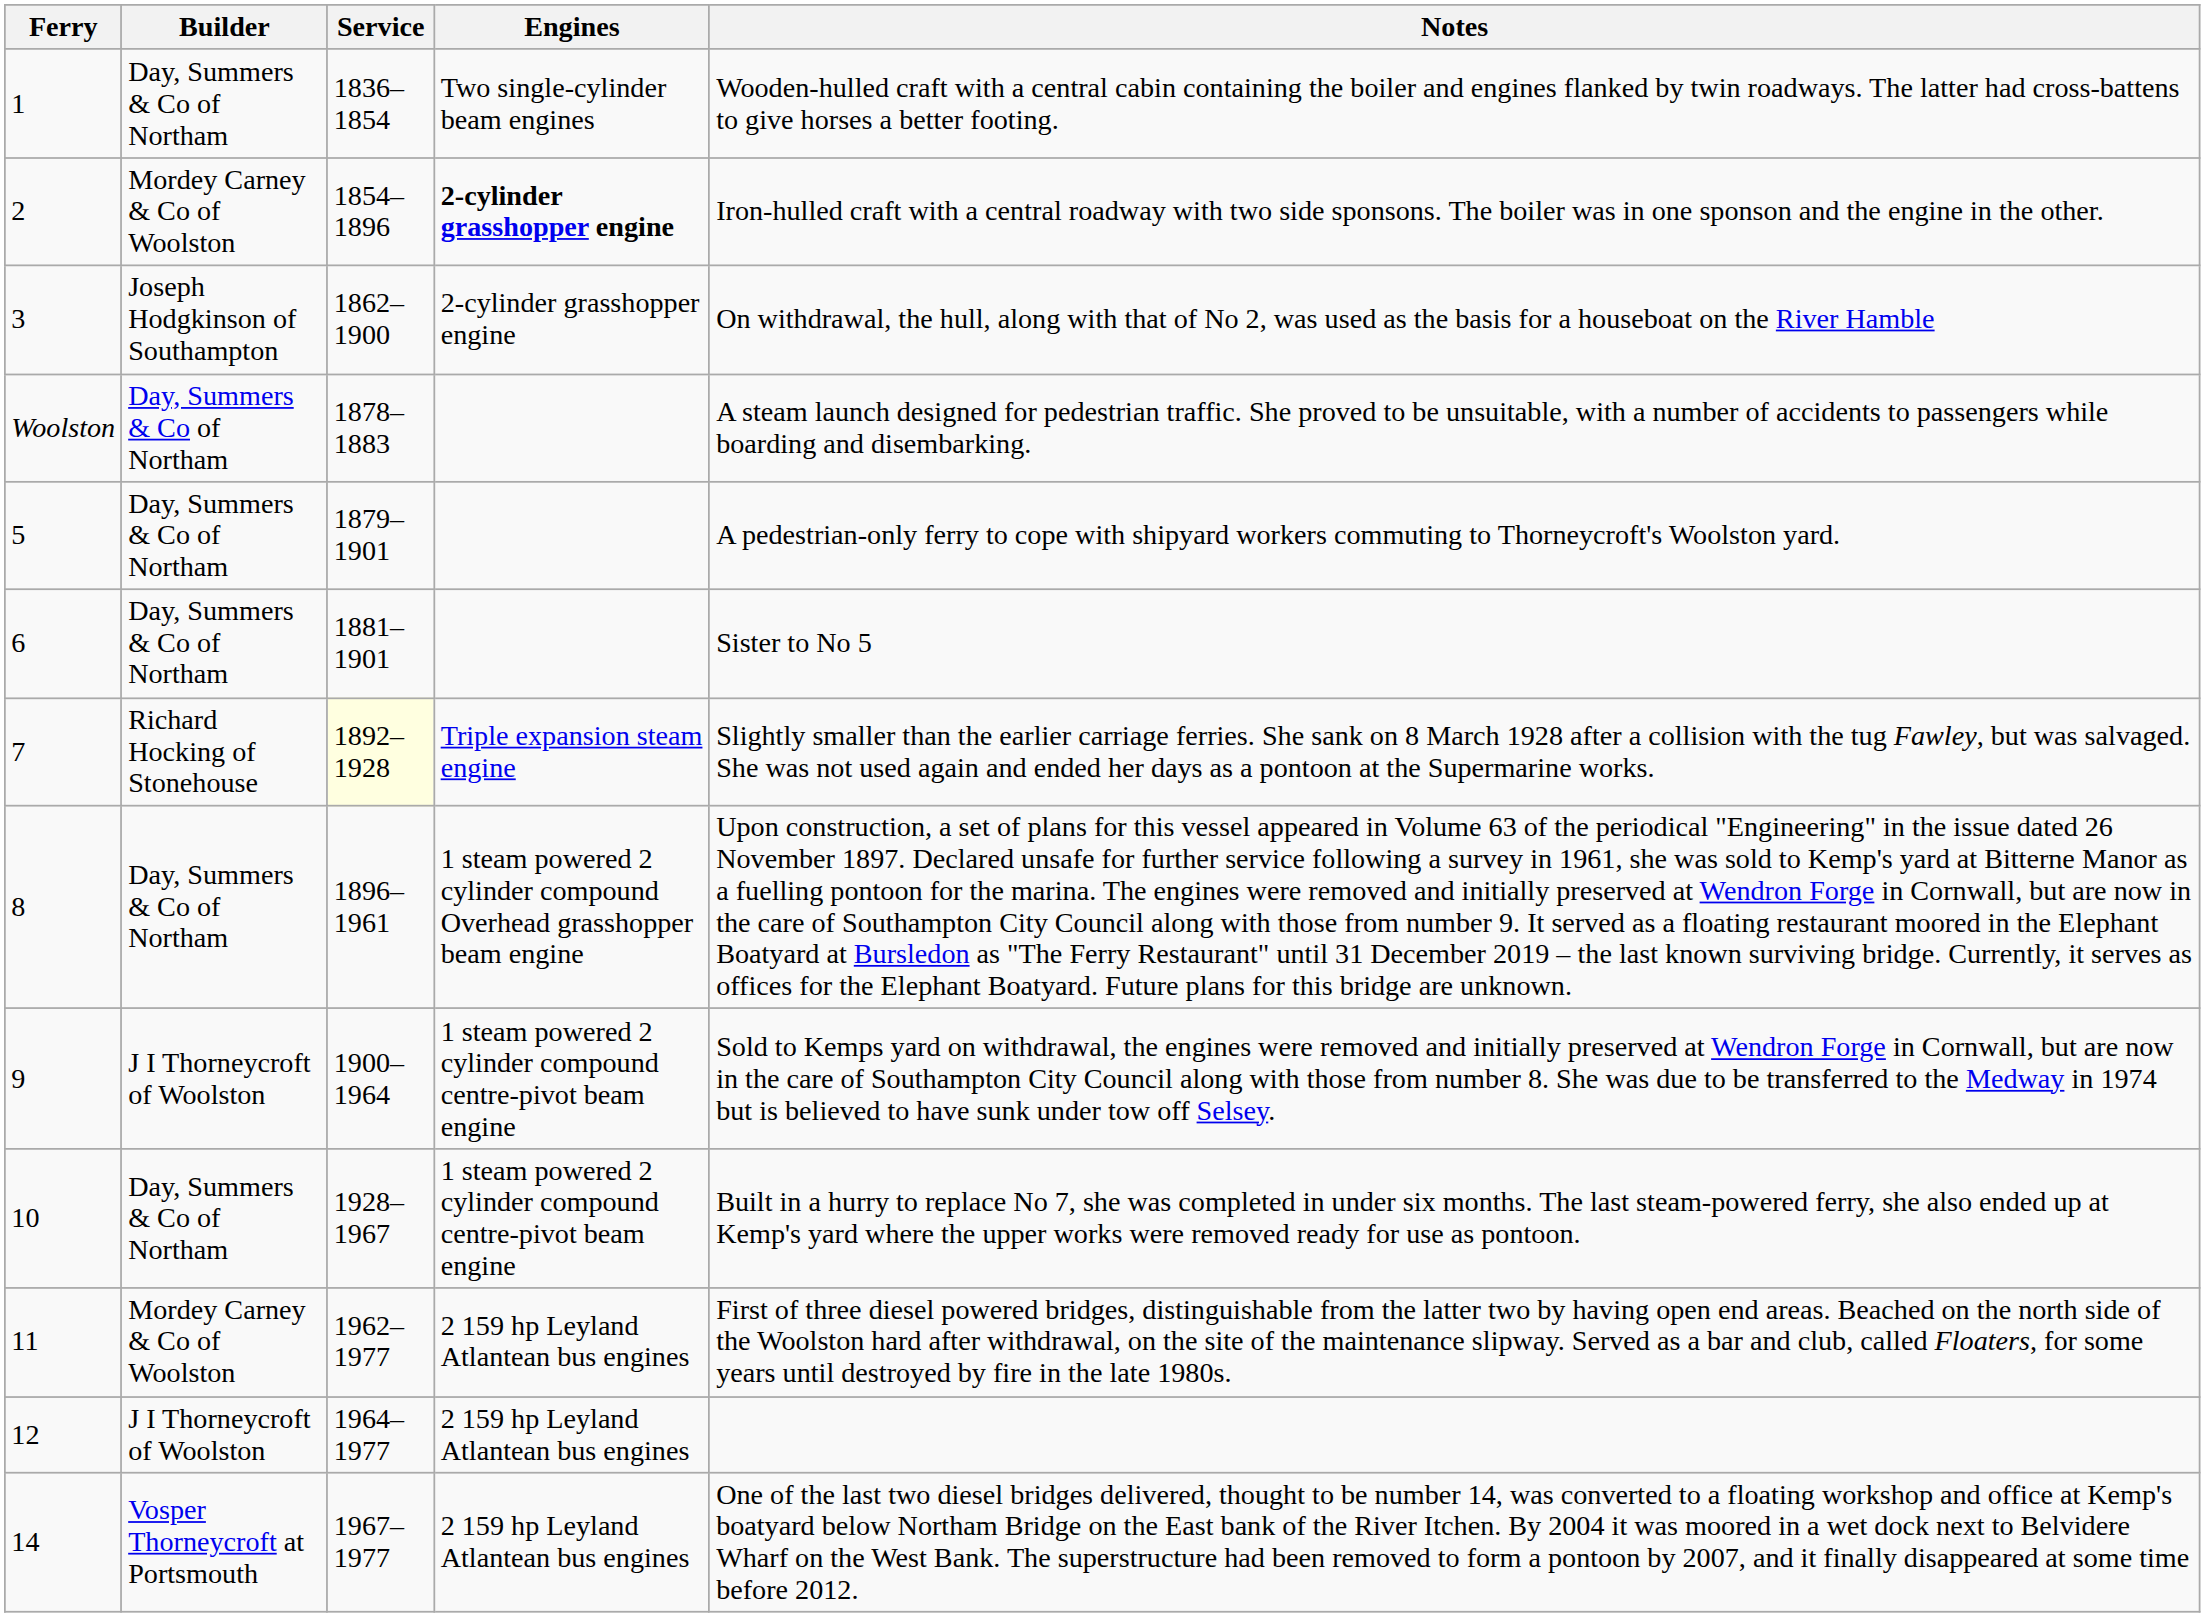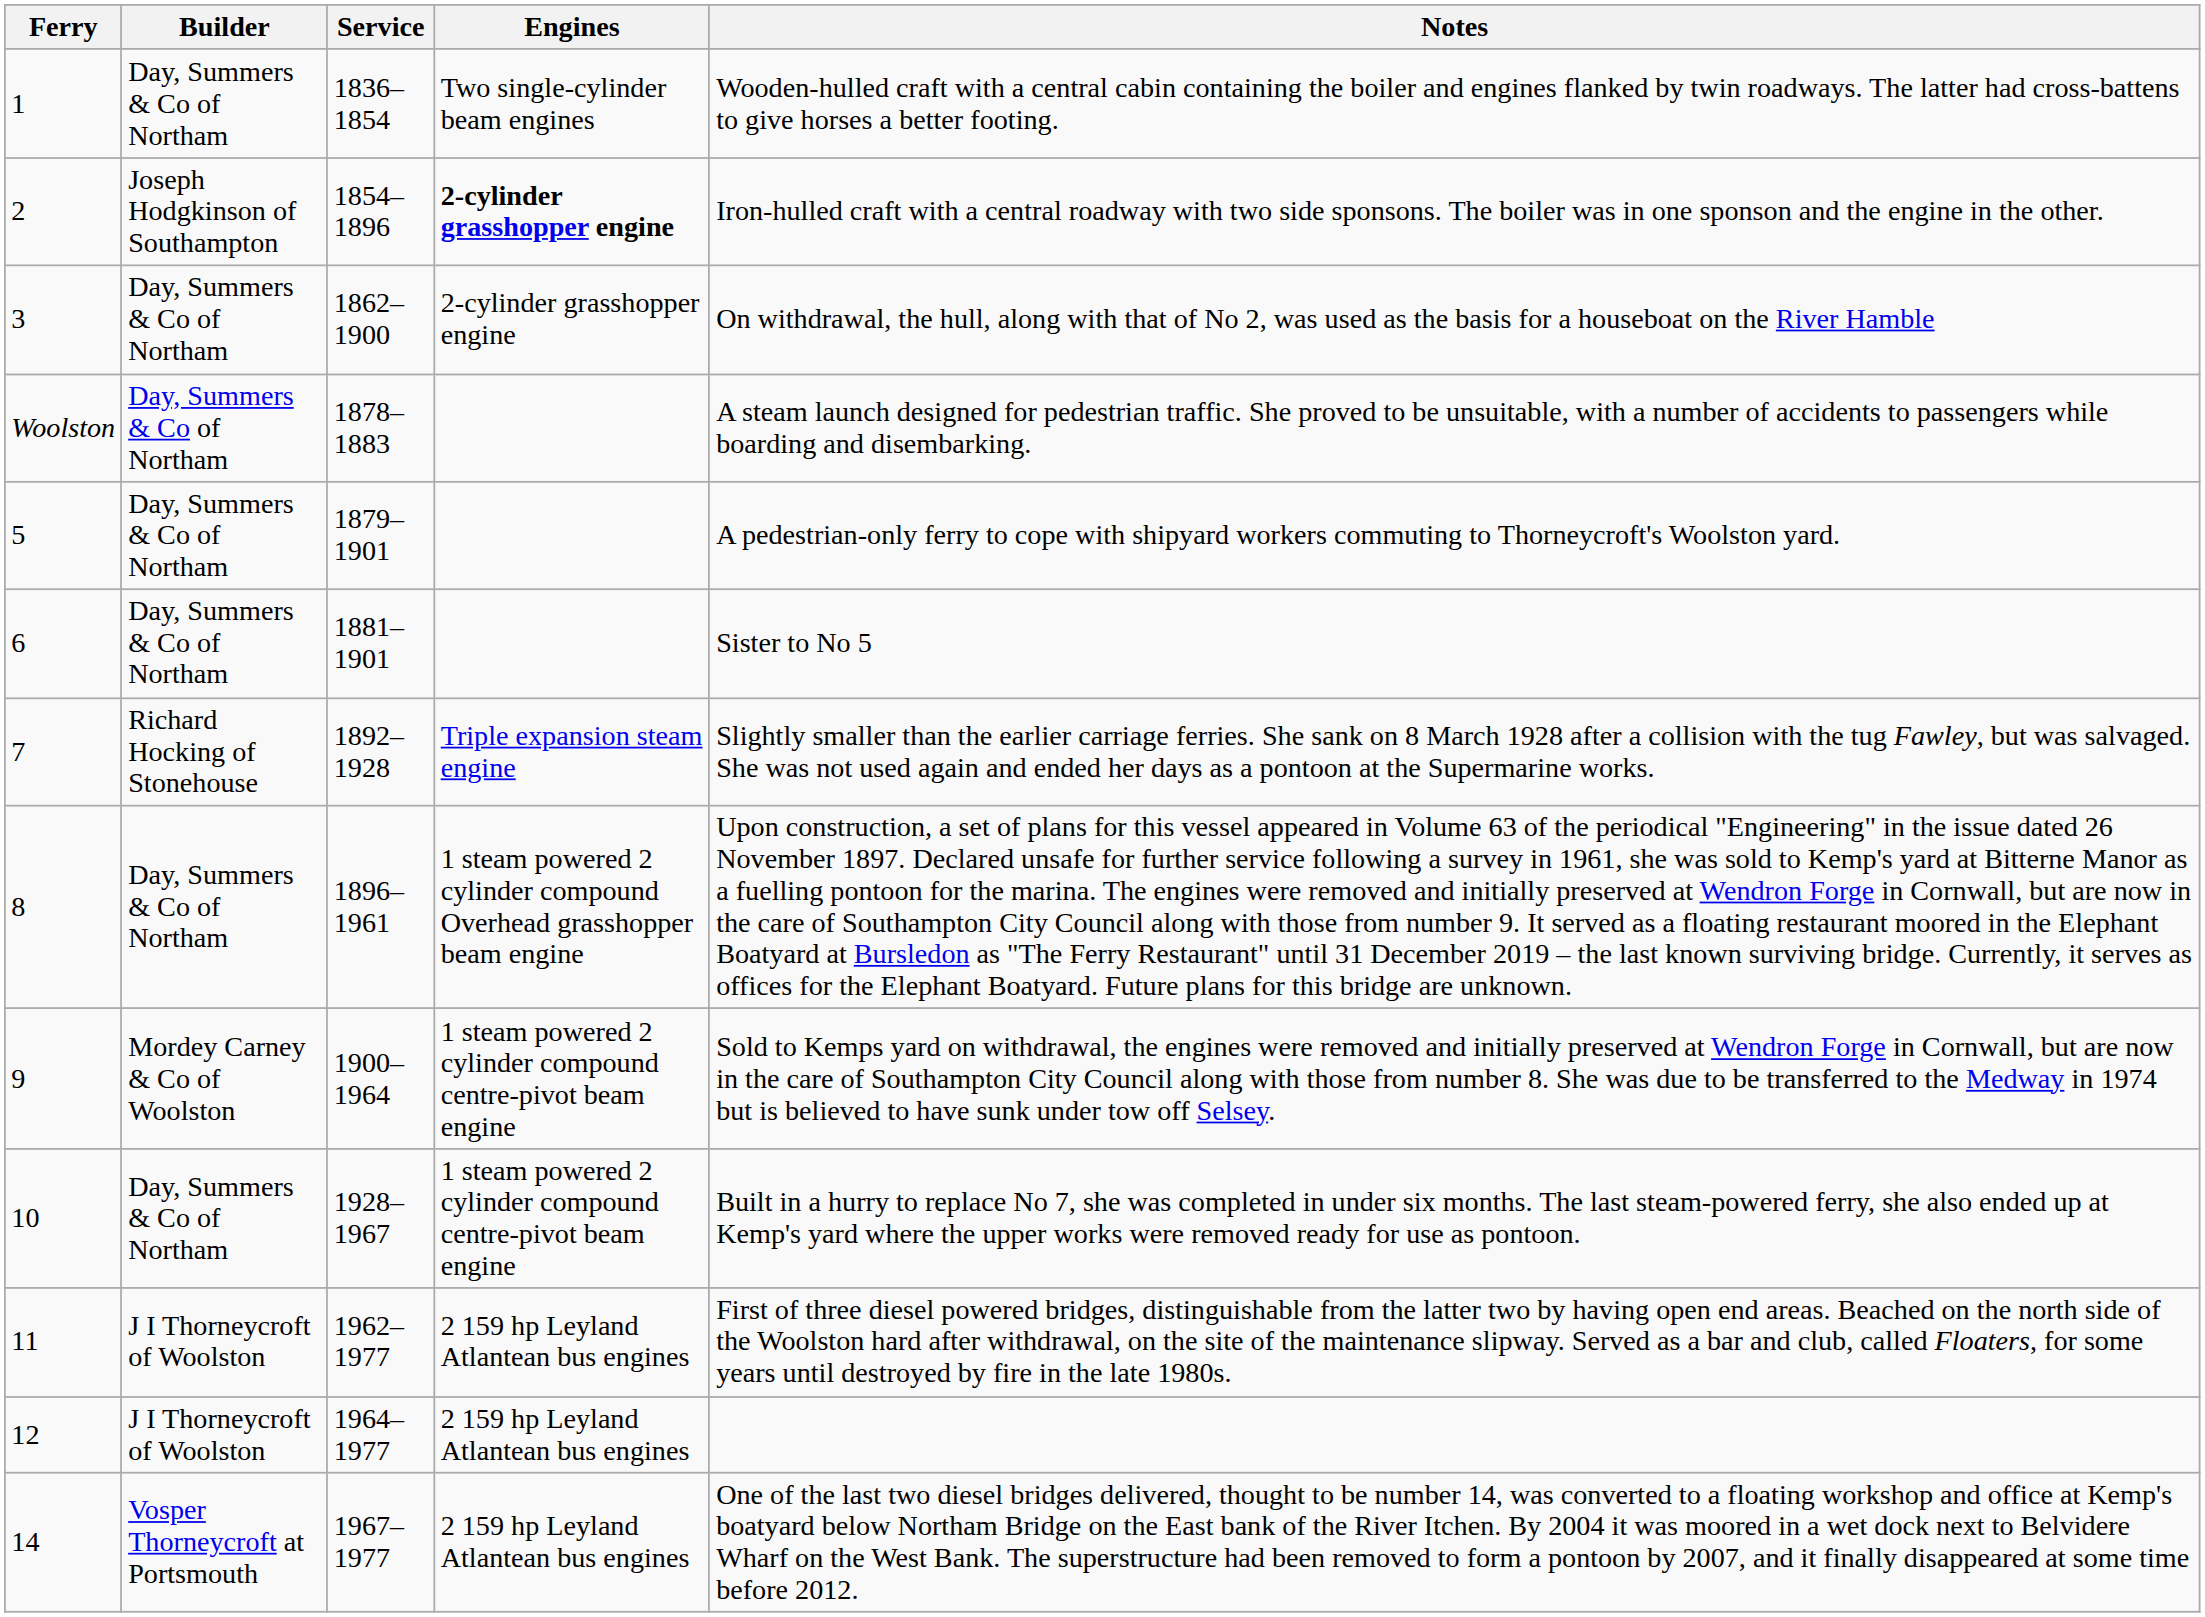(217, 211) Mordey Carney & Co of Woolston -> (212, 211) Joseph Hodgkinson of Southampton
(212, 319) Joseph Hodgkinson of Southampton -> (211, 319) Day, Summers & Co of Northam
(369, 751) lightyellow background -> (369, 751) no background
(219, 1078) J I Thorneycroft of Woolston -> (217, 1078) Mordey Carney & Co of Woolston
(217, 1341) Mordey Carney & Co of Woolston -> (219, 1341) J I Thorneycroft of Woolston
